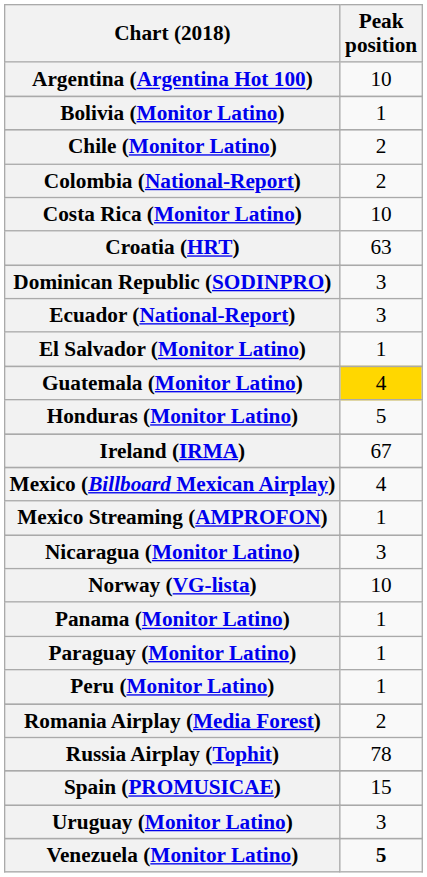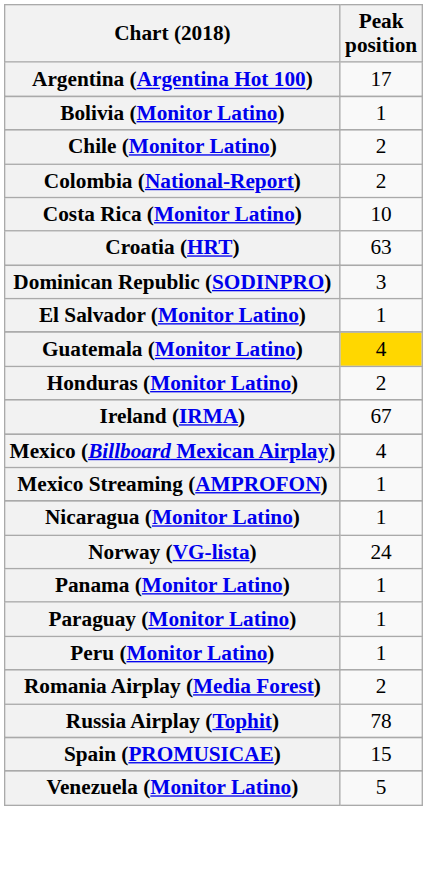(381, 79) 10 -> (381, 79) 17
- row: (172, 315)
(381, 416) 5 -> (381, 382) 2
(381, 551) 3 -> (381, 517) 1
(381, 585) 10 -> (381, 551) 24
- row: (172, 821)
(381, 855) bold -> (381, 787) normal
